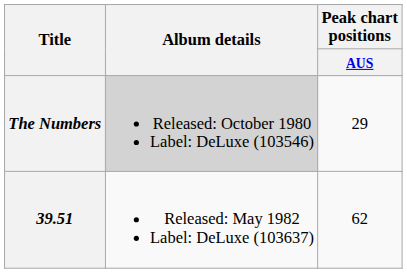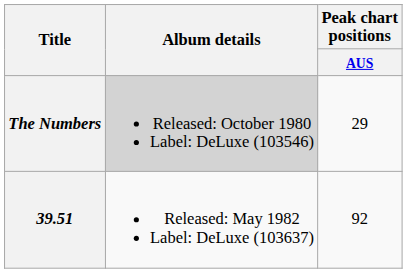(360, 219) 62 -> (360, 219) 92
